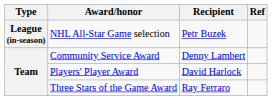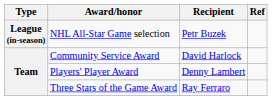(213, 55) Denny Lambert -> (211, 55) David Harlock
(211, 71) David Harlock -> (213, 71) Denny Lambert
